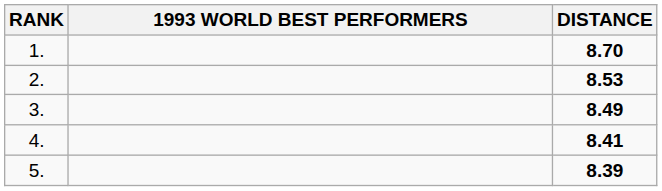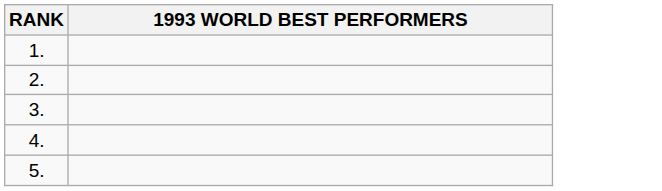- column: (605, 20)
